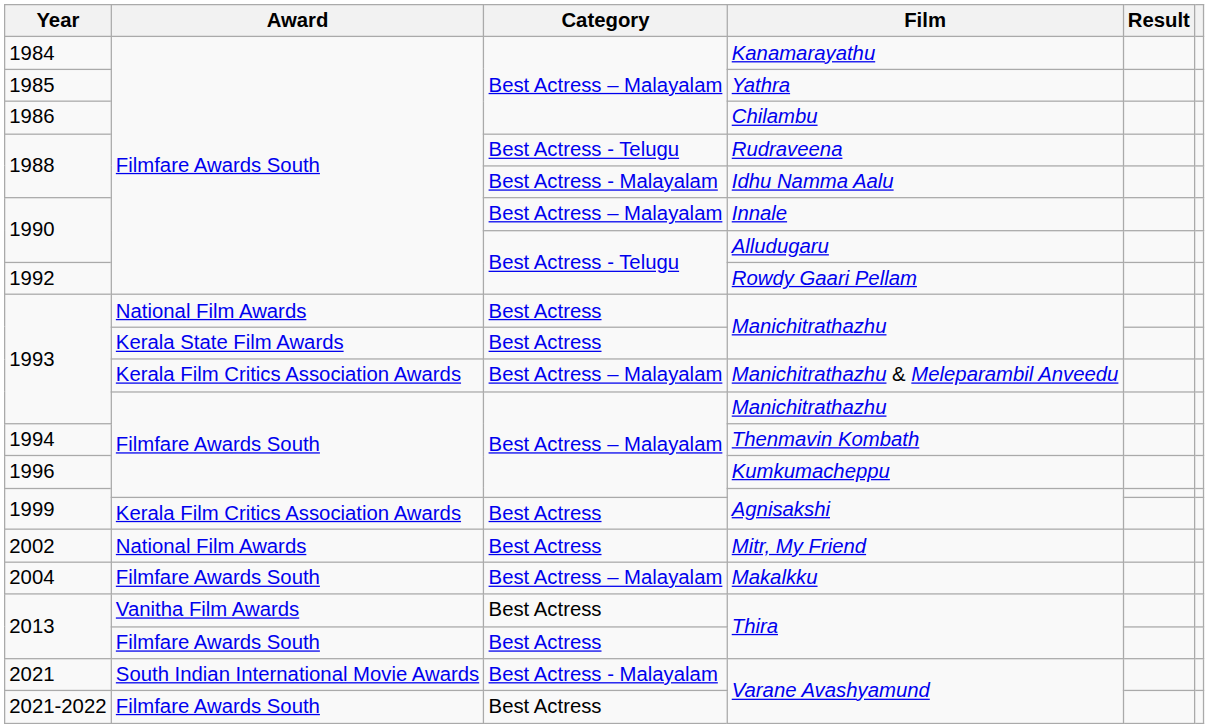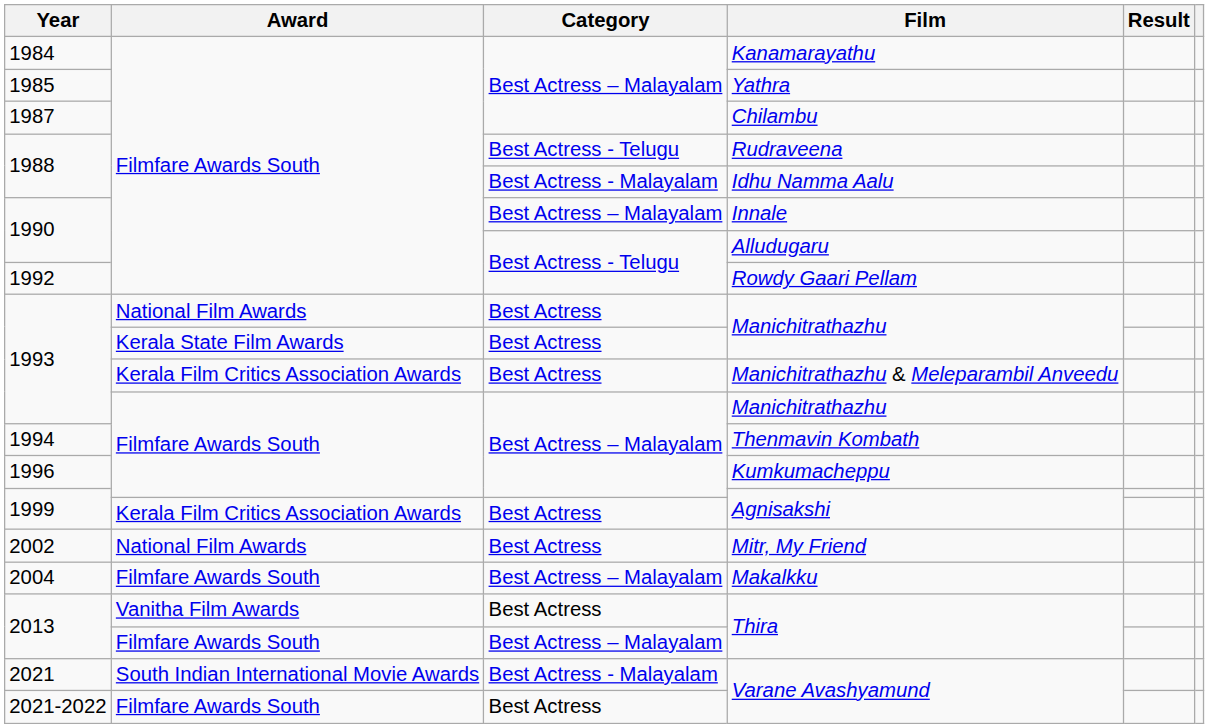(32, 117) 1986 -> (32, 117) 1987
(605, 375) Best Actress – Malayalam -> (545, 375) Best Actress
(545, 642) Best Actress -> (605, 642) Best Actress – Malayalam
